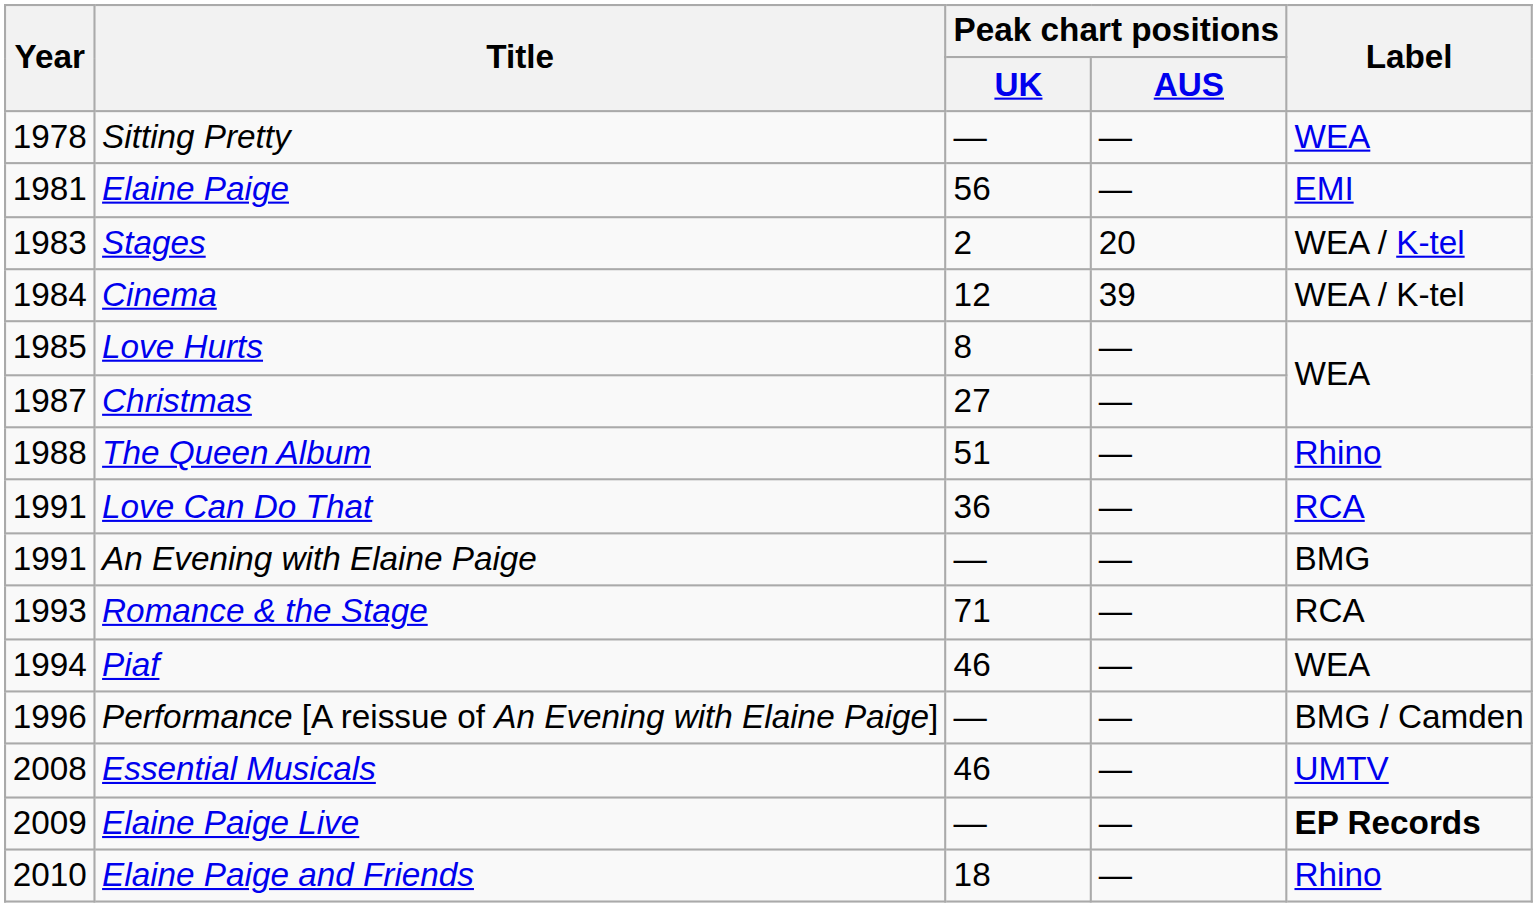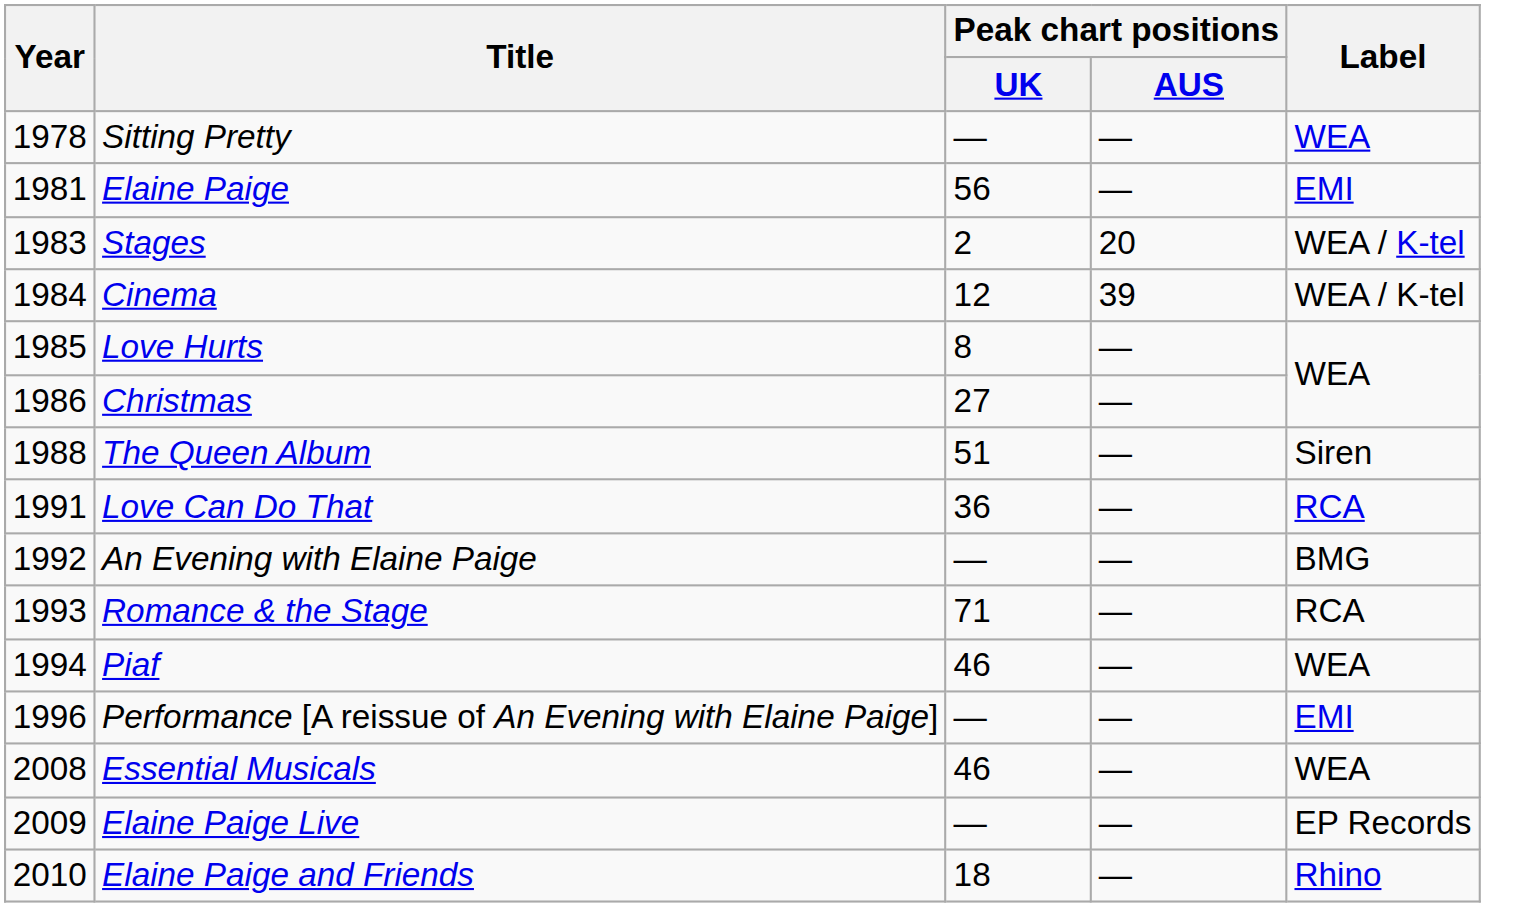(50, 400) 1987 -> (50, 400) 1986
(1338, 453) Rhino -> (1333, 453) Siren
(50, 558) 1991 -> (50, 558) 1992
(1409, 717) BMG / Camden -> (1324, 717) EMI
(1342, 769) UMTV -> (1332, 769) WEA
(1388, 822) bold -> (1383, 822) normal
